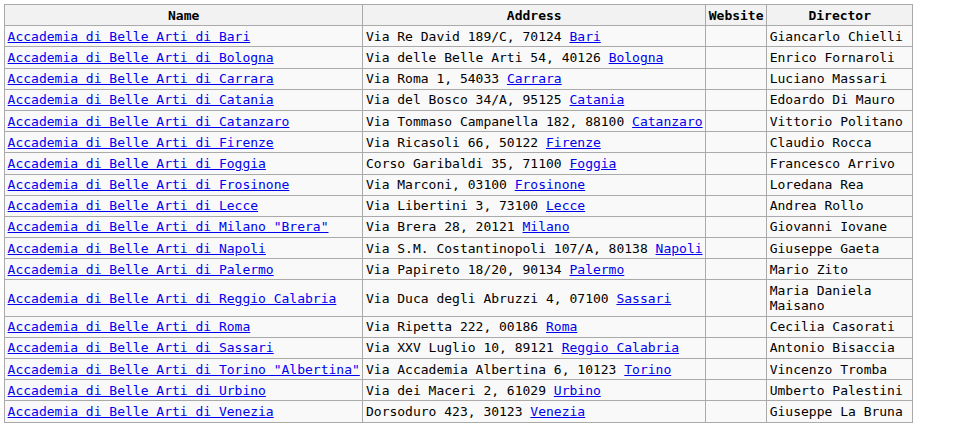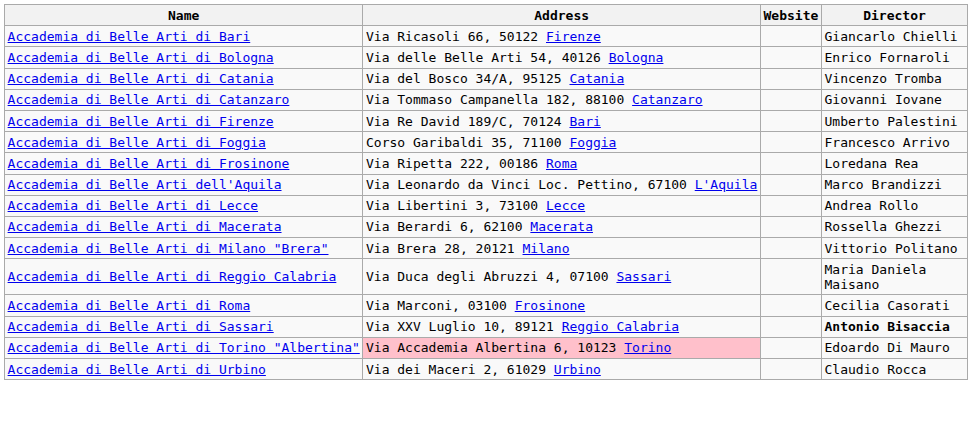(483, 36) Via Re David 189/C, 70124 Bari -> (483, 36) Via Ricasoli 66, 50122 Firenze
- row: (141, 79)
(832, 100) Edoardo Di Mauro -> (883, 79) Vincenzo Tromba
(836, 121) Vittorio Politano -> (883, 100) Giovanni Iovane
(483, 142) Via Ricasoli 66, 50122 Firenze -> (483, 121) Via Re David 189/C, 70124 Bari
(821, 142) Claudio Rocca -> (891, 121) Umberto Palestini
(476, 185) Via Marconi, 03100 Frosinone -> (472, 163) Via Ripetta 222, 00186 Roma
+ row: (145, 185)
+ row: (145, 227)
(828, 227) Giovanni Iovane -> (891, 248) Vittorio Politano
- row: (137, 248)
- row: (141, 269)
(472, 327) Via Ripetta 222, 00186 Roma -> (476, 306) Via Marconi, 03100 Frosinone
(832, 348) normal -> (887, 327) bold
(519, 369) no background -> (519, 348) pink background
(828, 369) Vincenzo Tromba -> (887, 348) Edoardo Di Mauro
(836, 390) Umberto Palestini -> (875, 369) Claudio Rocca
- row: (141, 411)
